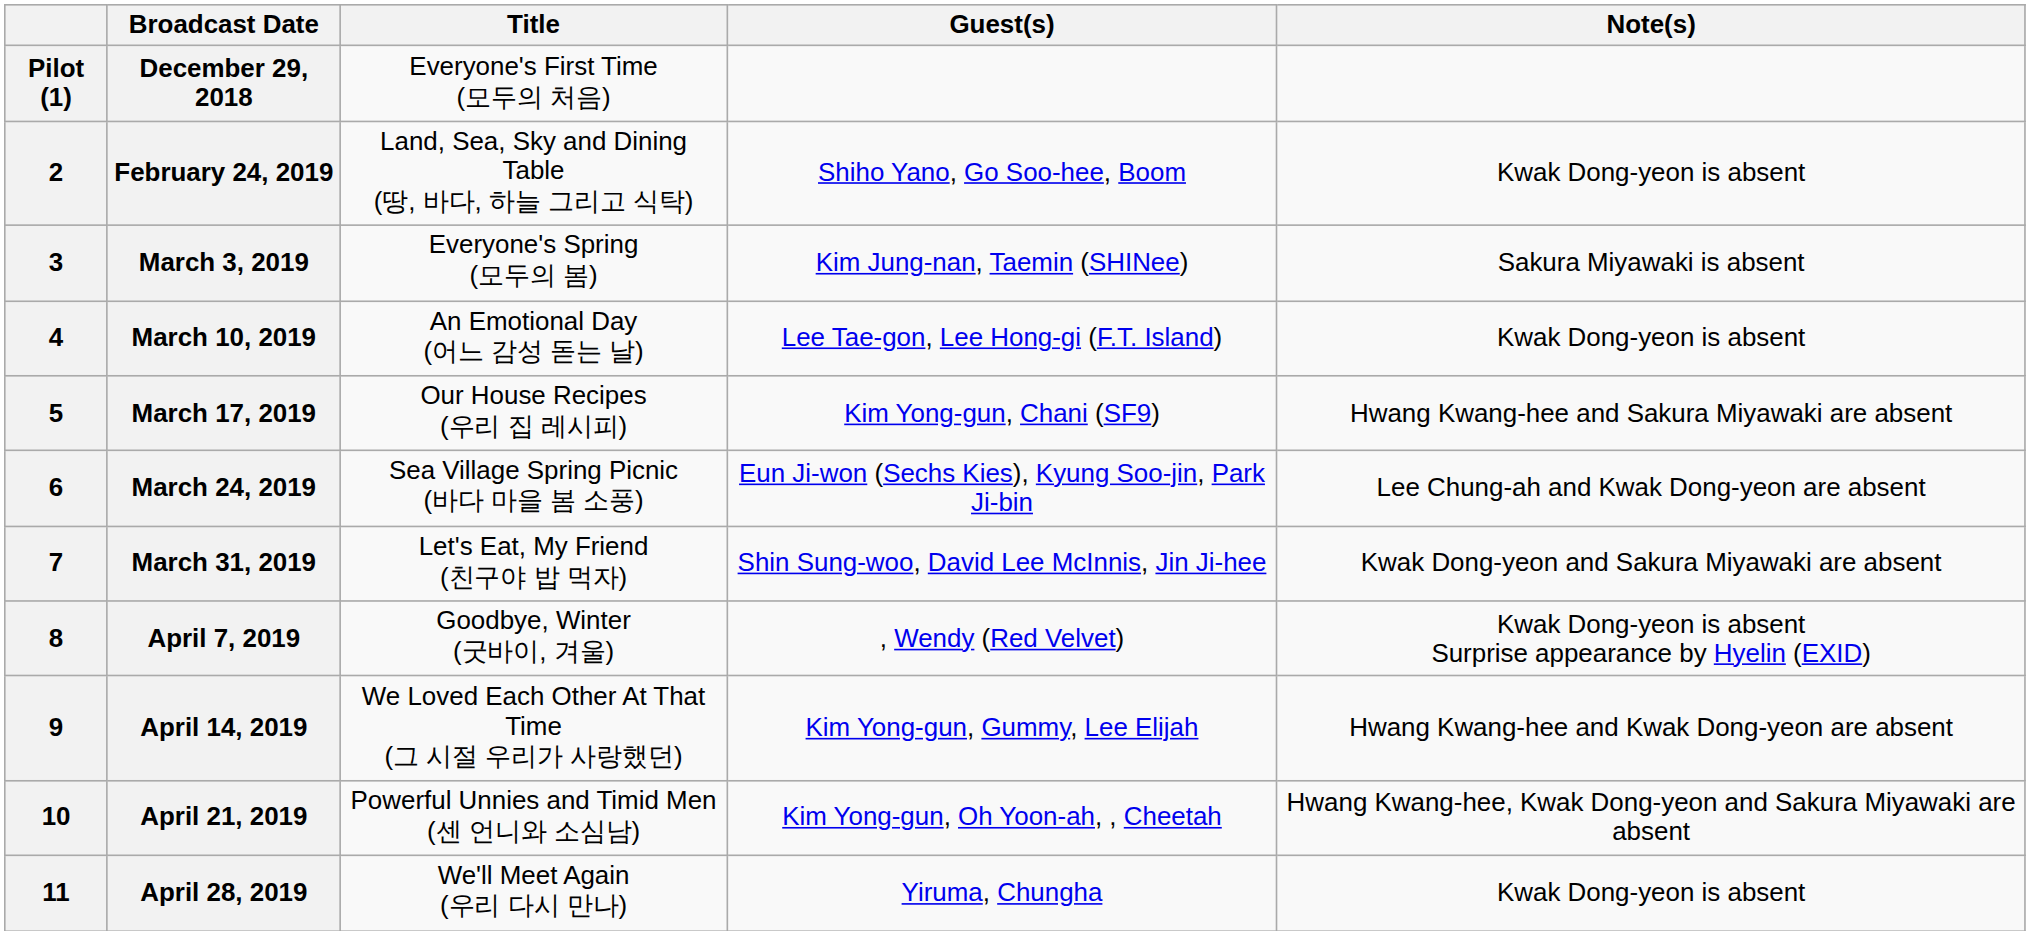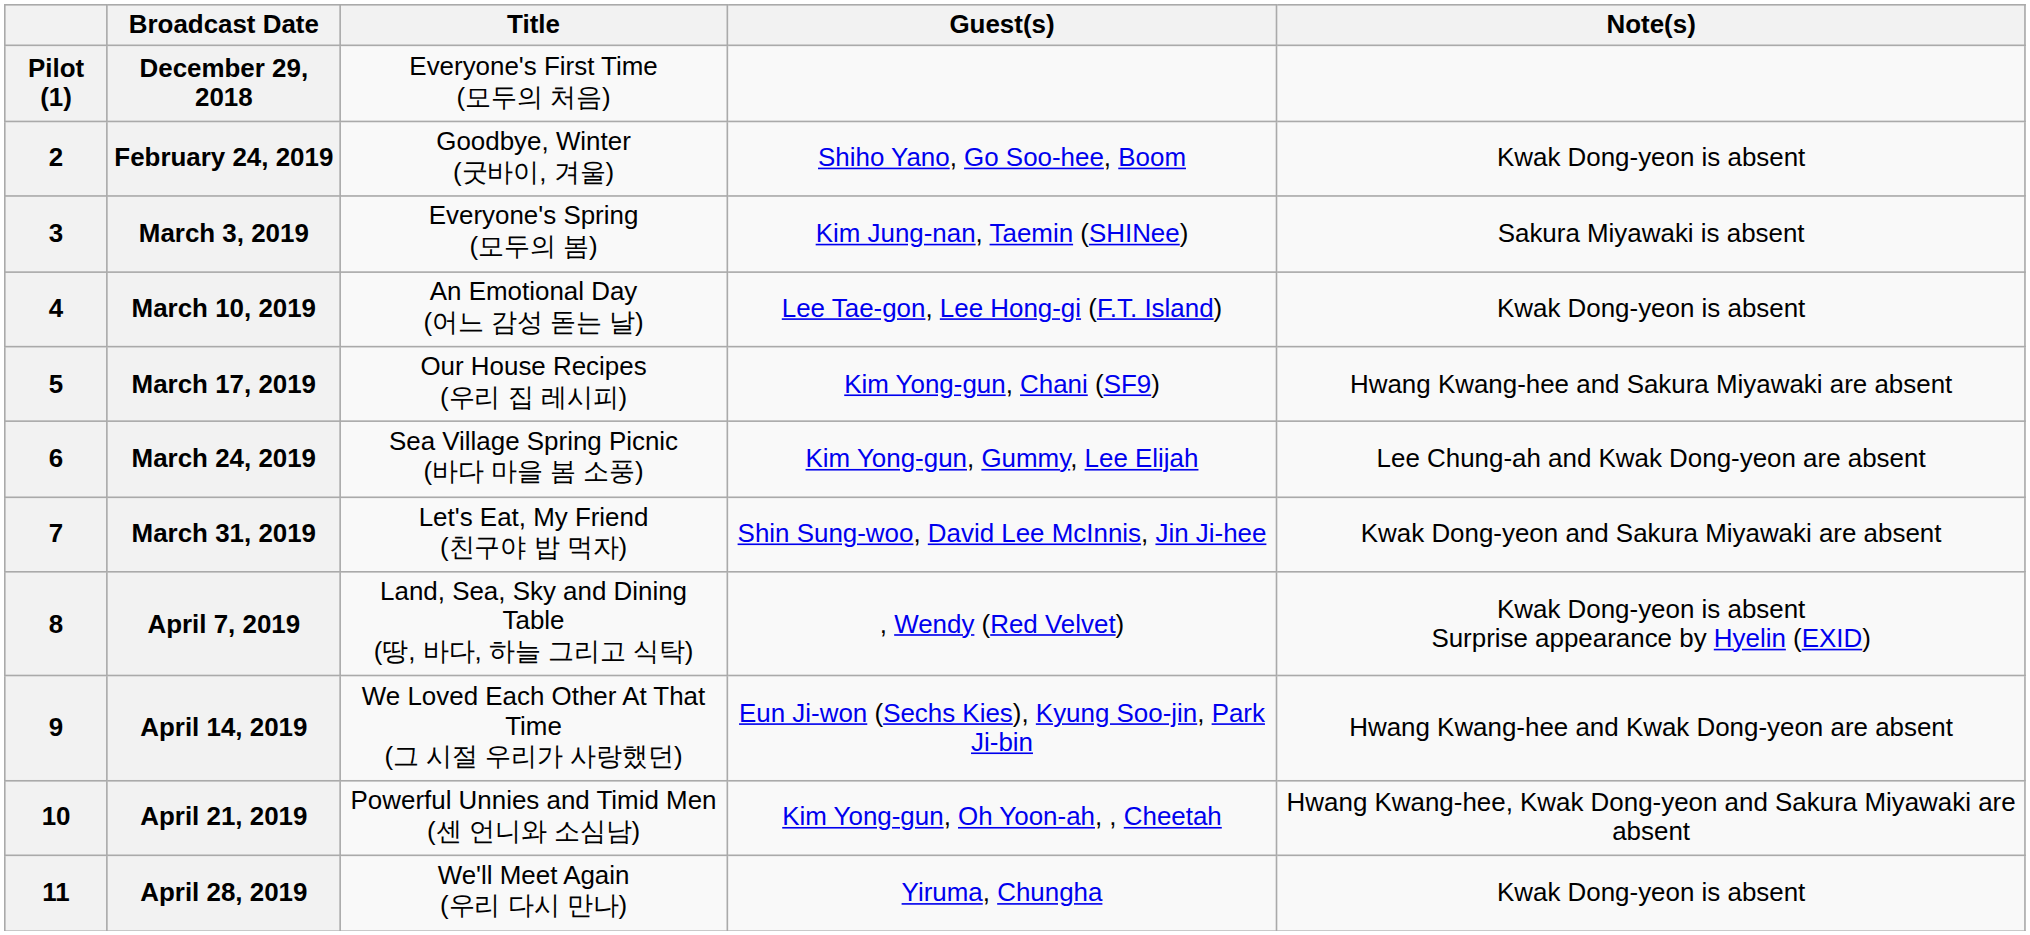(534, 171) Land, Sea, Sky and Dining Table (땅, 바다, 하늘 그리고 식탁) -> (534, 156) Goodbye, Winter (굿바이, 겨울)
(1002, 487) Eun Ji-won (Sechs Kies), Kyung Soo-jin, Park Ji-bin -> (1002, 458) Kim Yong-gun, Gummy, Lee Elijah
(534, 636) Goodbye, Winter (굿바이, 겨울) -> (534, 622) Land, Sea, Sky and Dining Table (땅, 바다, 하늘 그리고 식탁)
(1002, 727) Kim Yong-gun, Gummy, Lee Elijah -> (1002, 727) Eun Ji-won (Sechs Kies), Kyung Soo-jin, Park Ji-bin
